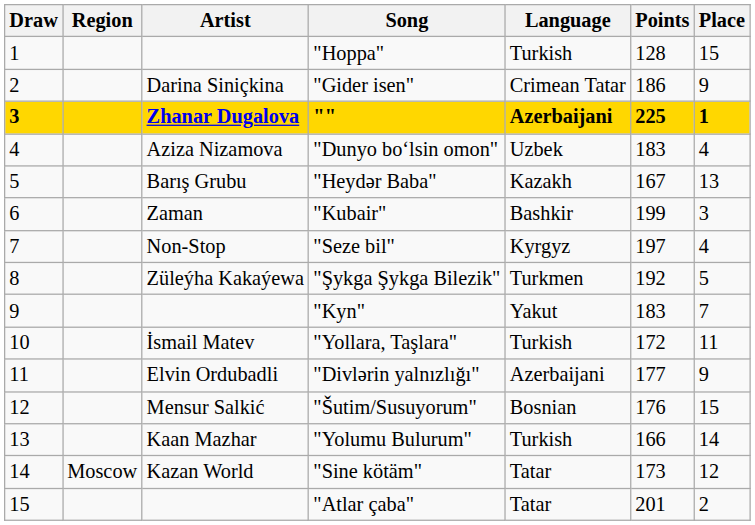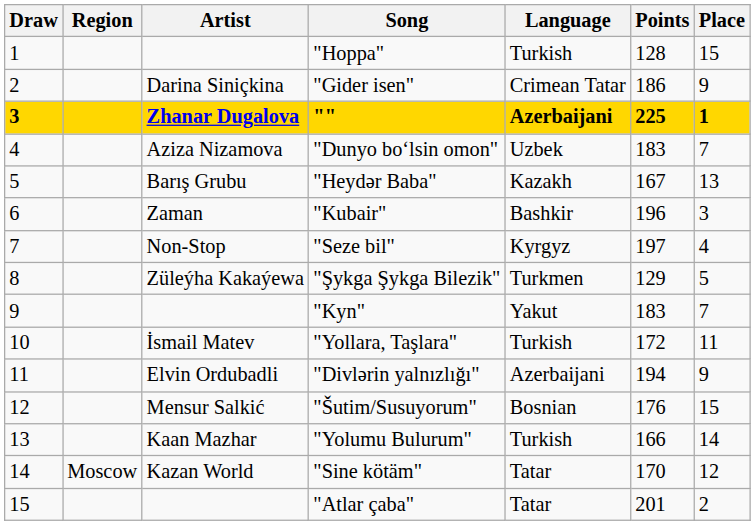(704, 149) 4 -> (704, 149) 7
(650, 213) 199 -> (650, 213) 196
(650, 278) 192 -> (650, 278) 129
(650, 375) 177 -> (650, 375) 194
(650, 471) 173 -> (650, 471) 170
